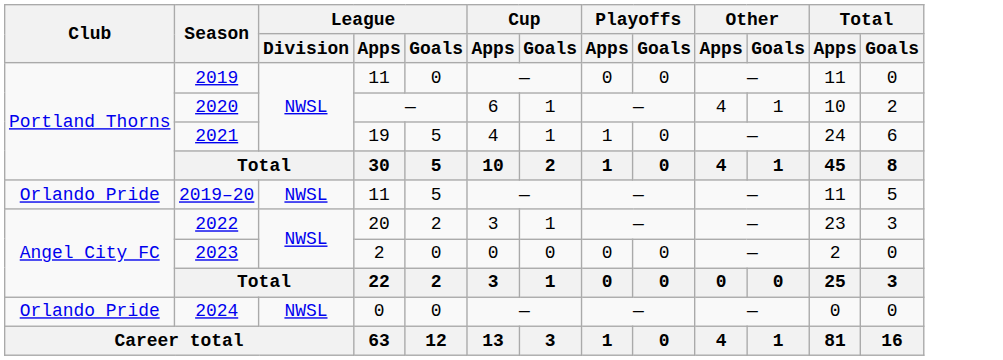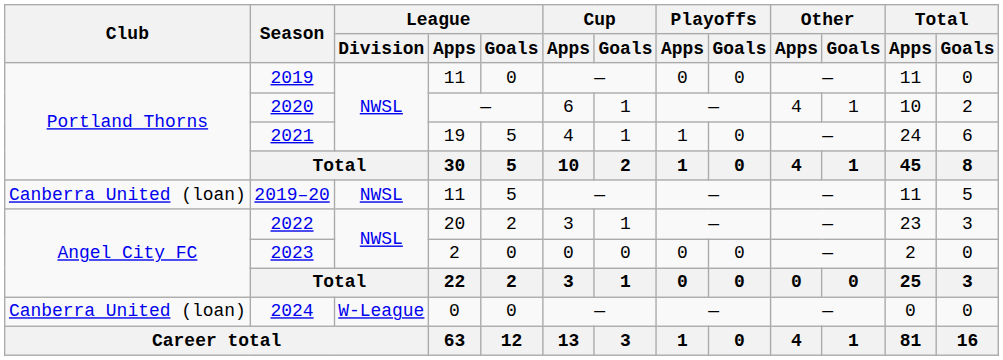(90, 195) Orlando Pride -> (127, 195) Canberra United (loan)
(90, 312) Orlando Pride -> (127, 312) Canberra United (loan)
(306, 312) NWSL -> (381, 312) W-League
